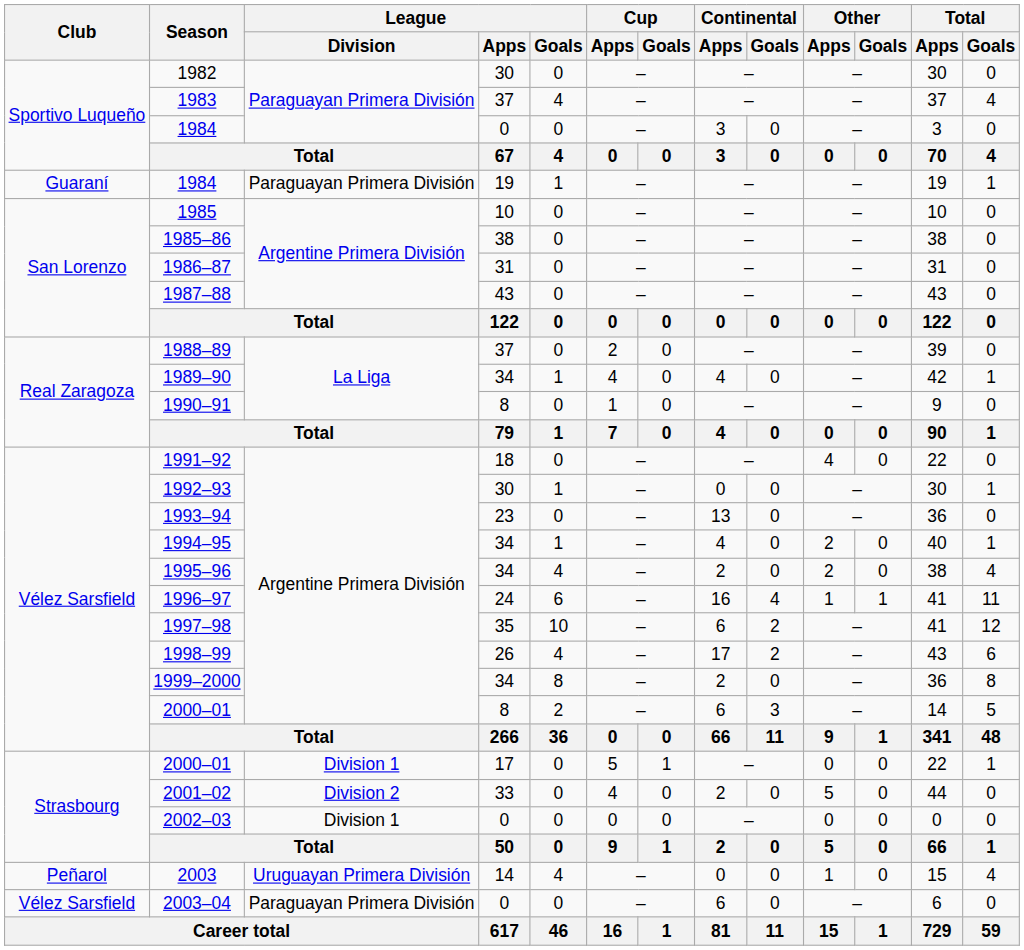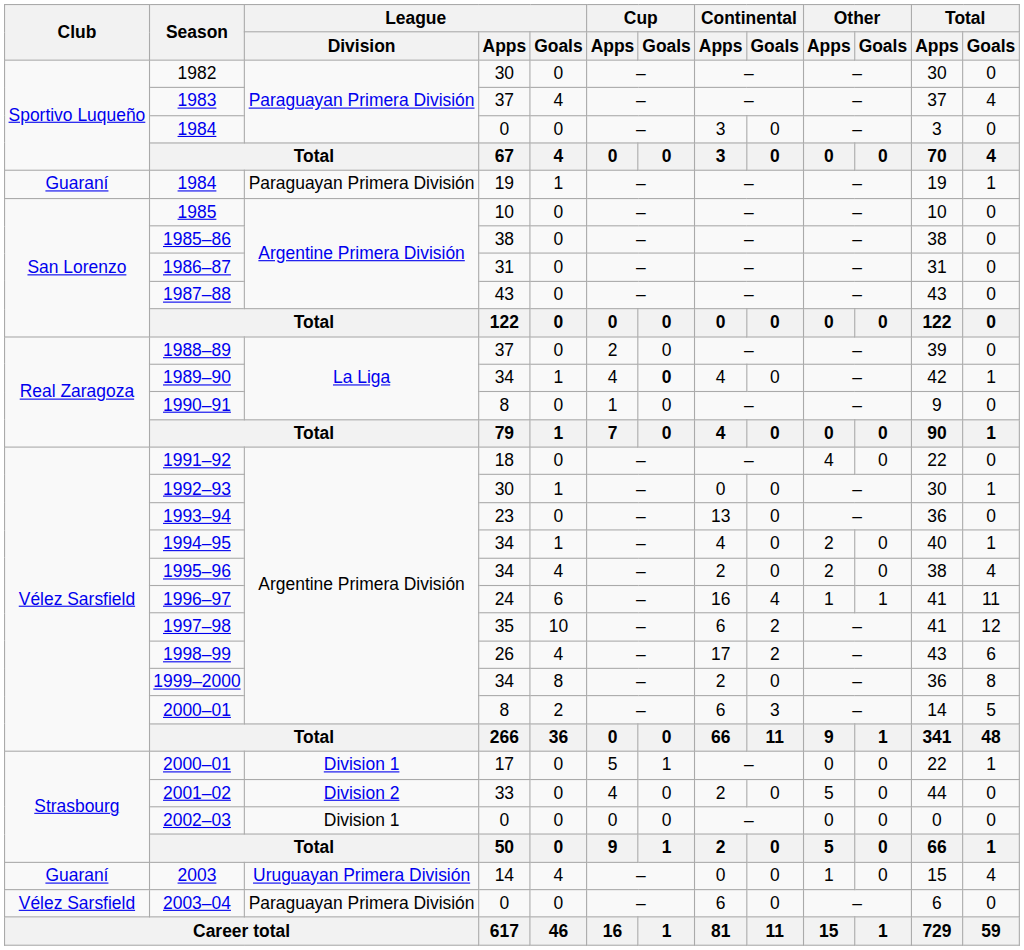(667, 377) normal -> (667, 377) bold
(77, 875) Peñarol -> (77, 875) Guaraní
